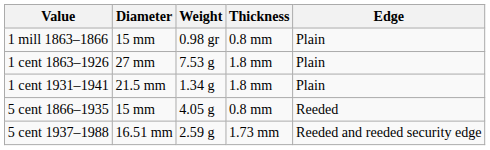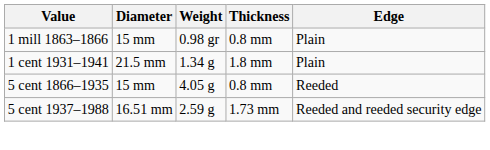- row: (58, 63)
